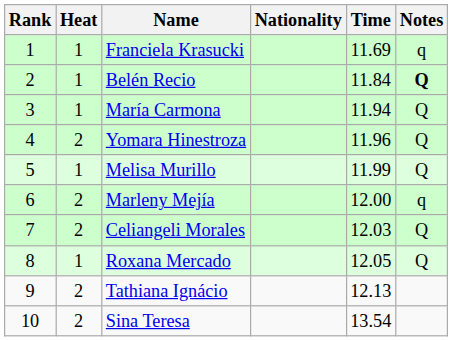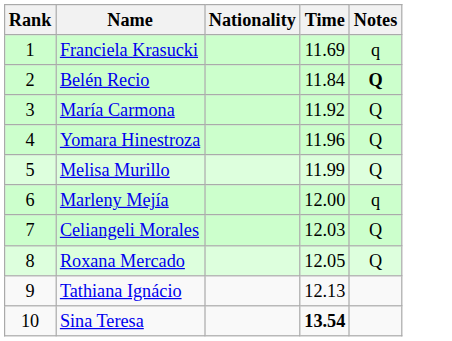- column: (79, 19)
(371, 109) 11.94 -> (325, 109) 11.92
(371, 320) normal -> (325, 320) bold
